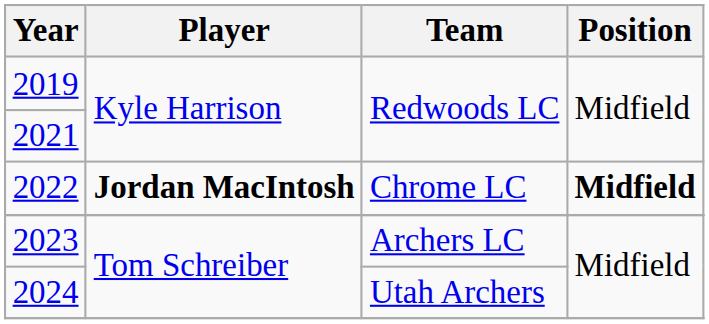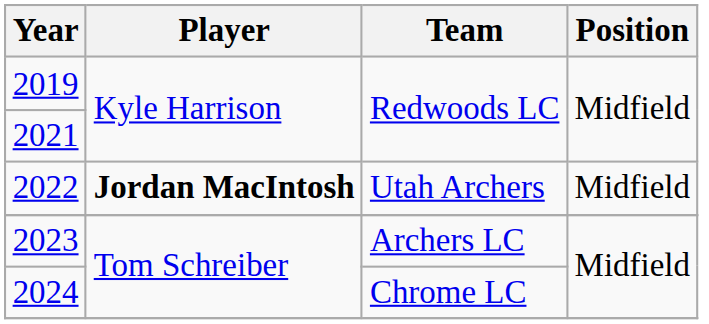(448, 187) Chrome LC -> (457, 187) Utah Archers
(635, 187) bold -> (632, 187) normal
(457, 291) Utah Archers -> (448, 291) Chrome LC
